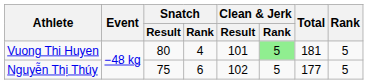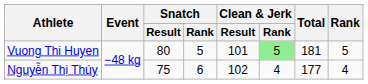(200, 51) 4 -> (200, 51) 5
(277, 70) 5 -> (277, 70) 4
(345, 70) 5 -> (345, 70) 4
